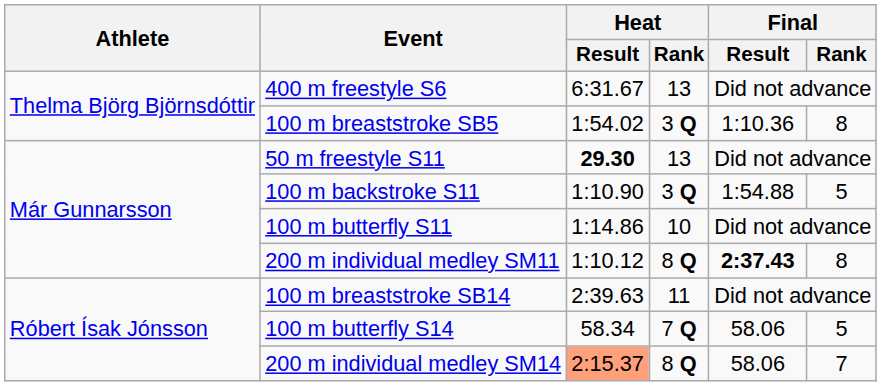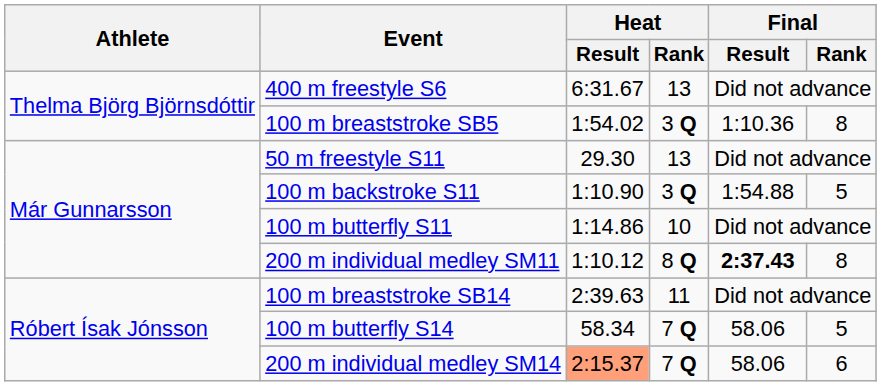(608, 158) bold -> (608, 158) normal
(679, 364) 8 Q -> (679, 364) 7 Q
(841, 364) 7 -> (841, 364) 6
